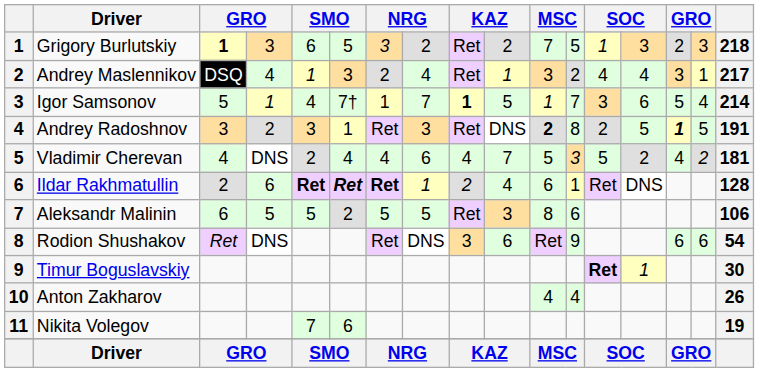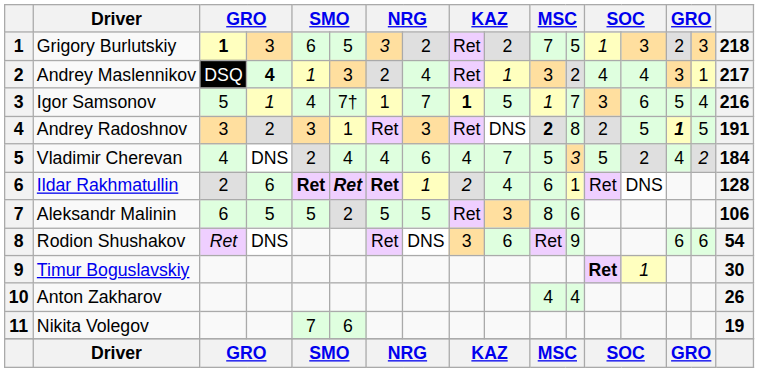(270, 74) normal -> (270, 74) bold
(734, 102) 214 -> (734, 102) 216
(734, 158) 181 -> (734, 158) 184
